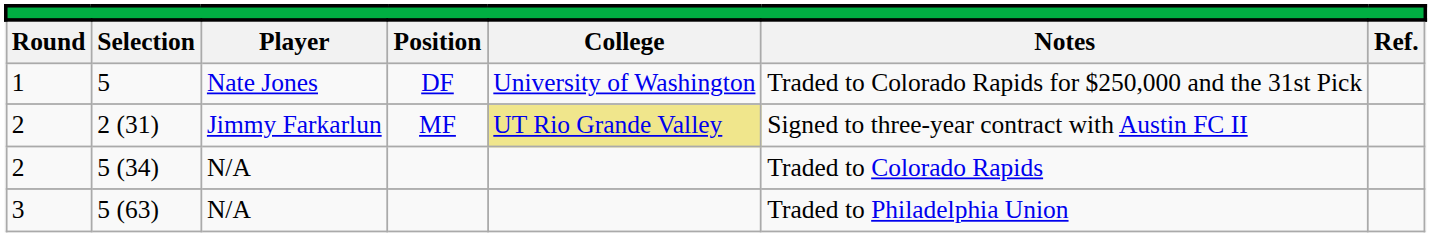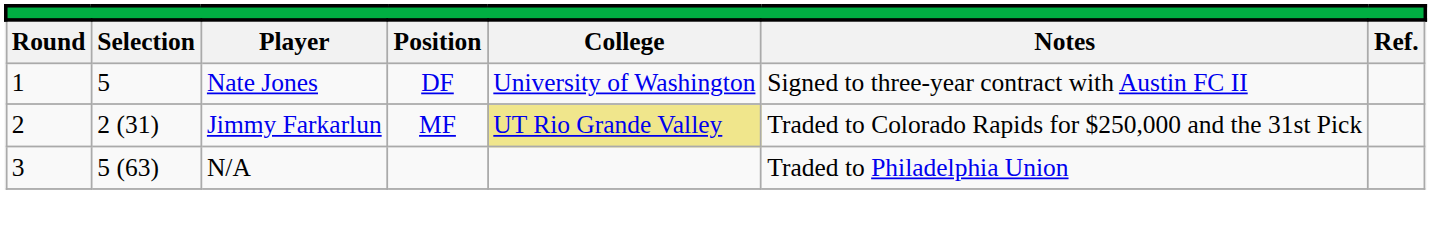(1065, 83) Traded to Colorado Rapids for $250,000 and the 31st Pick -> (1008, 83) Signed to three-year contract with Austin FC II
(1008, 125) Signed to three-year contract with Austin FC II -> (1065, 125) Traded to Colorado Rapids for $250,000 and the 31st Pick
- row: (128, 167)
